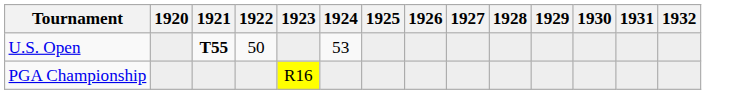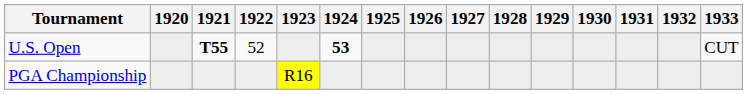+ column: (721, 18)
(256, 47) 50 -> (256, 47) 52
(341, 47) normal -> (341, 47) bold
